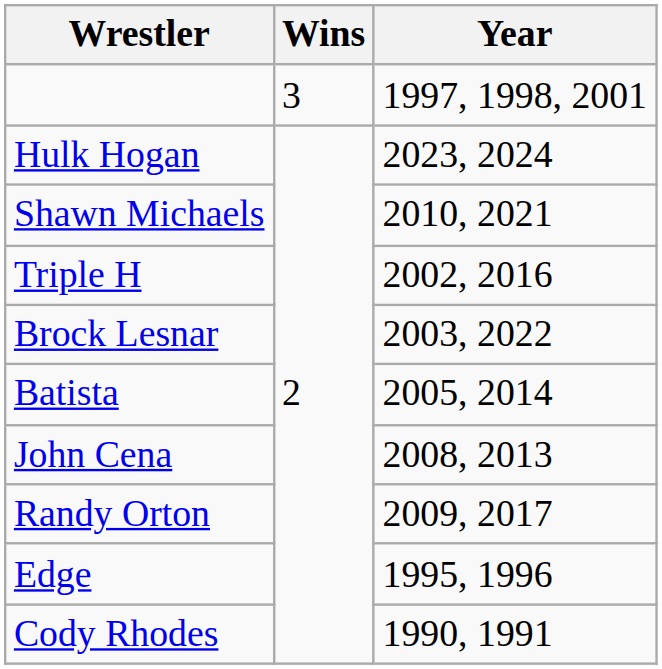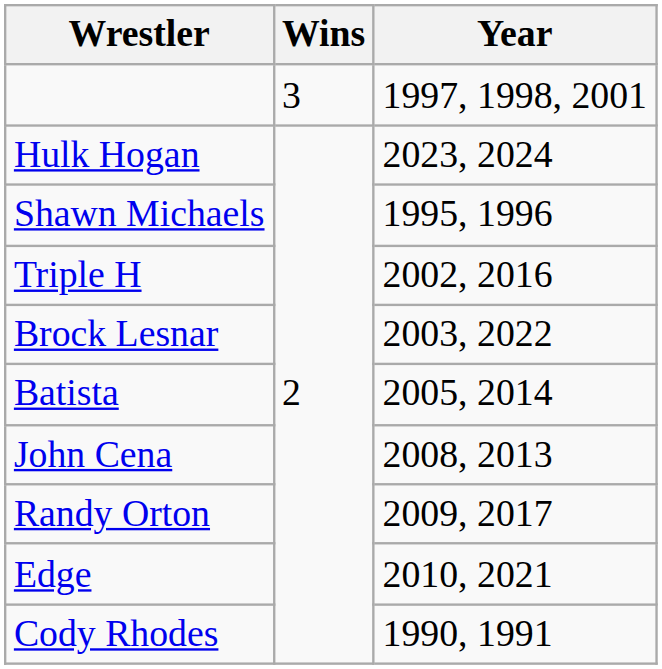(468, 214) 2010, 2021 -> (468, 214) 1995, 1996
(468, 573) 1995, 1996 -> (468, 573) 2010, 2021
